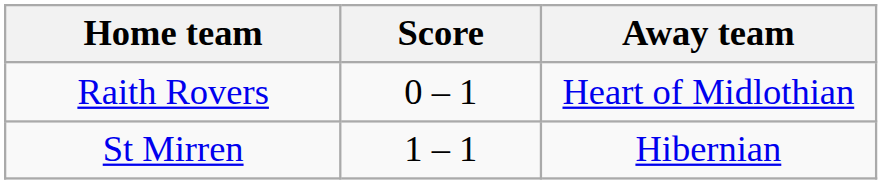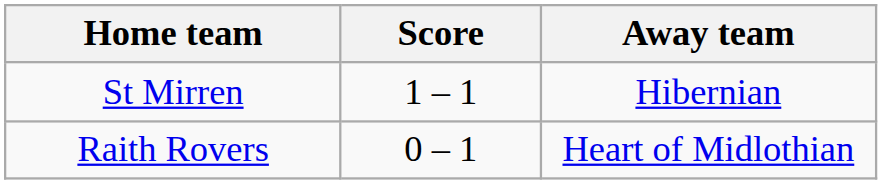rows swapped: (173, 91) <-> (173, 149)
